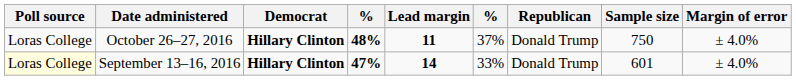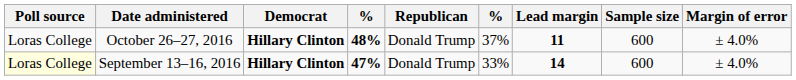columns swapped: (555, 16) <-> (429, 16)
(642, 39) 750 -> (642, 39) 600
(642, 63) 601 -> (642, 63) 600
